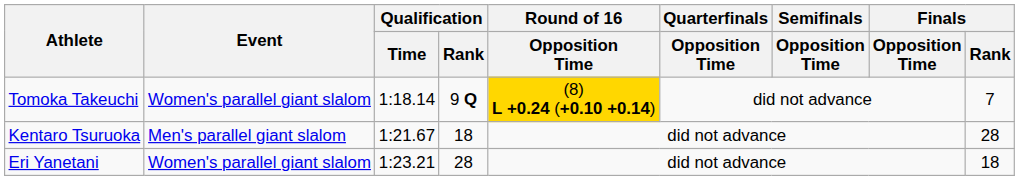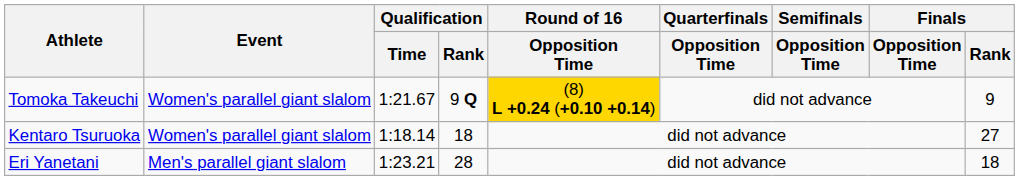(407, 100) 1:18.14 -> (407, 100) 1:21.67
(990, 100) 7 -> (990, 100) 9
(247, 136) Men's parallel giant slalom -> (260, 136) Women's parallel giant slalom
(407, 136) 1:21.67 -> (407, 136) 1:18.14
(990, 136) 28 -> (990, 136) 27
(260, 162) Women's parallel giant slalom -> (247, 162) Men's parallel giant slalom
